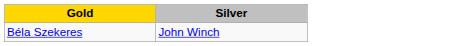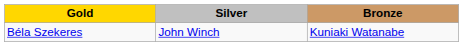+ column: (383, 13)
